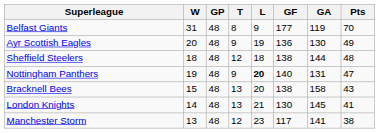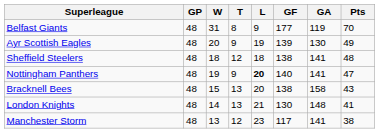columns swapped: (217, 12) <-> (195, 12)
(284, 43) 136 -> (284, 43) 139
(318, 58) 144 -> (318, 58) 141
(318, 74) 131 -> (318, 74) 141
(318, 105) 145 -> (318, 105) 148
